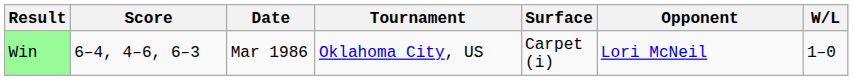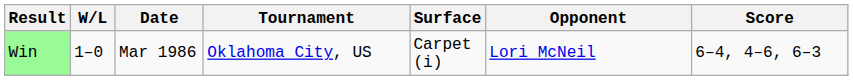columns swapped: (826, 18) <-> (149, 18)
